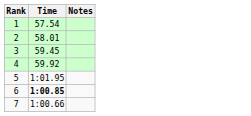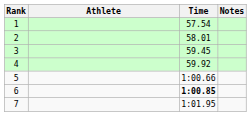+ column: (104, 11)
(47, 78) 1:01.95 -> (198, 78) 1:00.66
(47, 104) 1:00.66 -> (198, 104) 1:01.95
